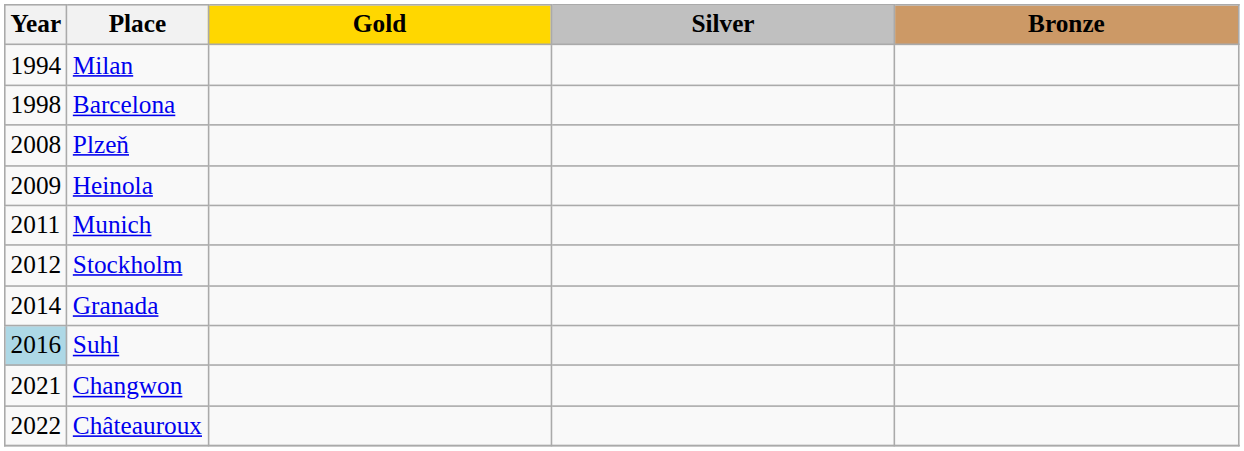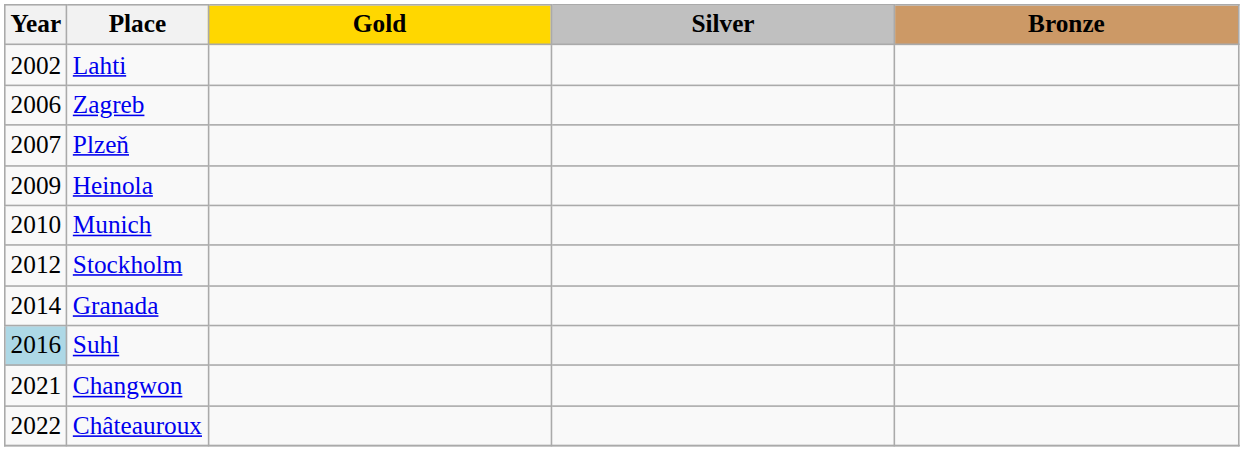- row: (103, 64)
- row: (124, 104)
+ row: (100, 64)
+ row: (109, 104)
(36, 144) 2008 -> (36, 144) 2007
(35, 225) 2011 -> (36, 225) 2010
